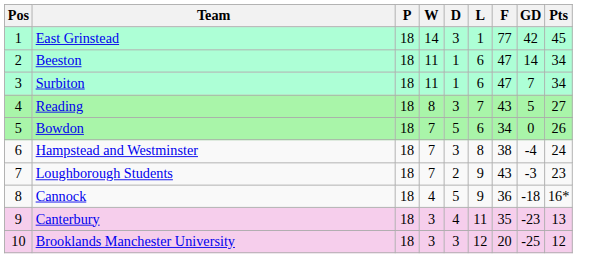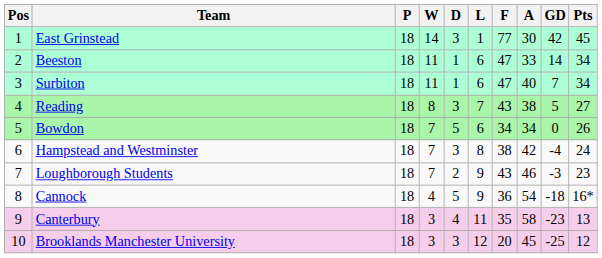+ column: (529, 15)
